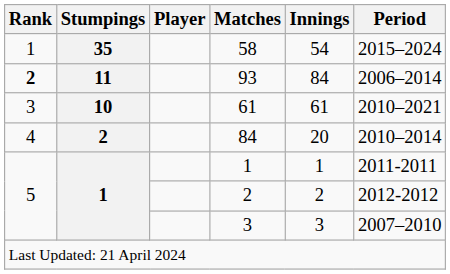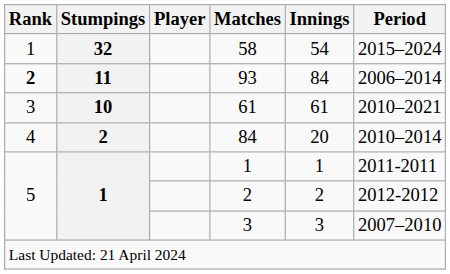(103, 48) 35 -> (103, 48) 32
